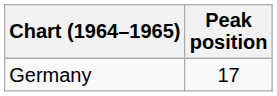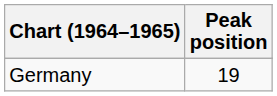(229, 74) 17 -> (229, 74) 19
